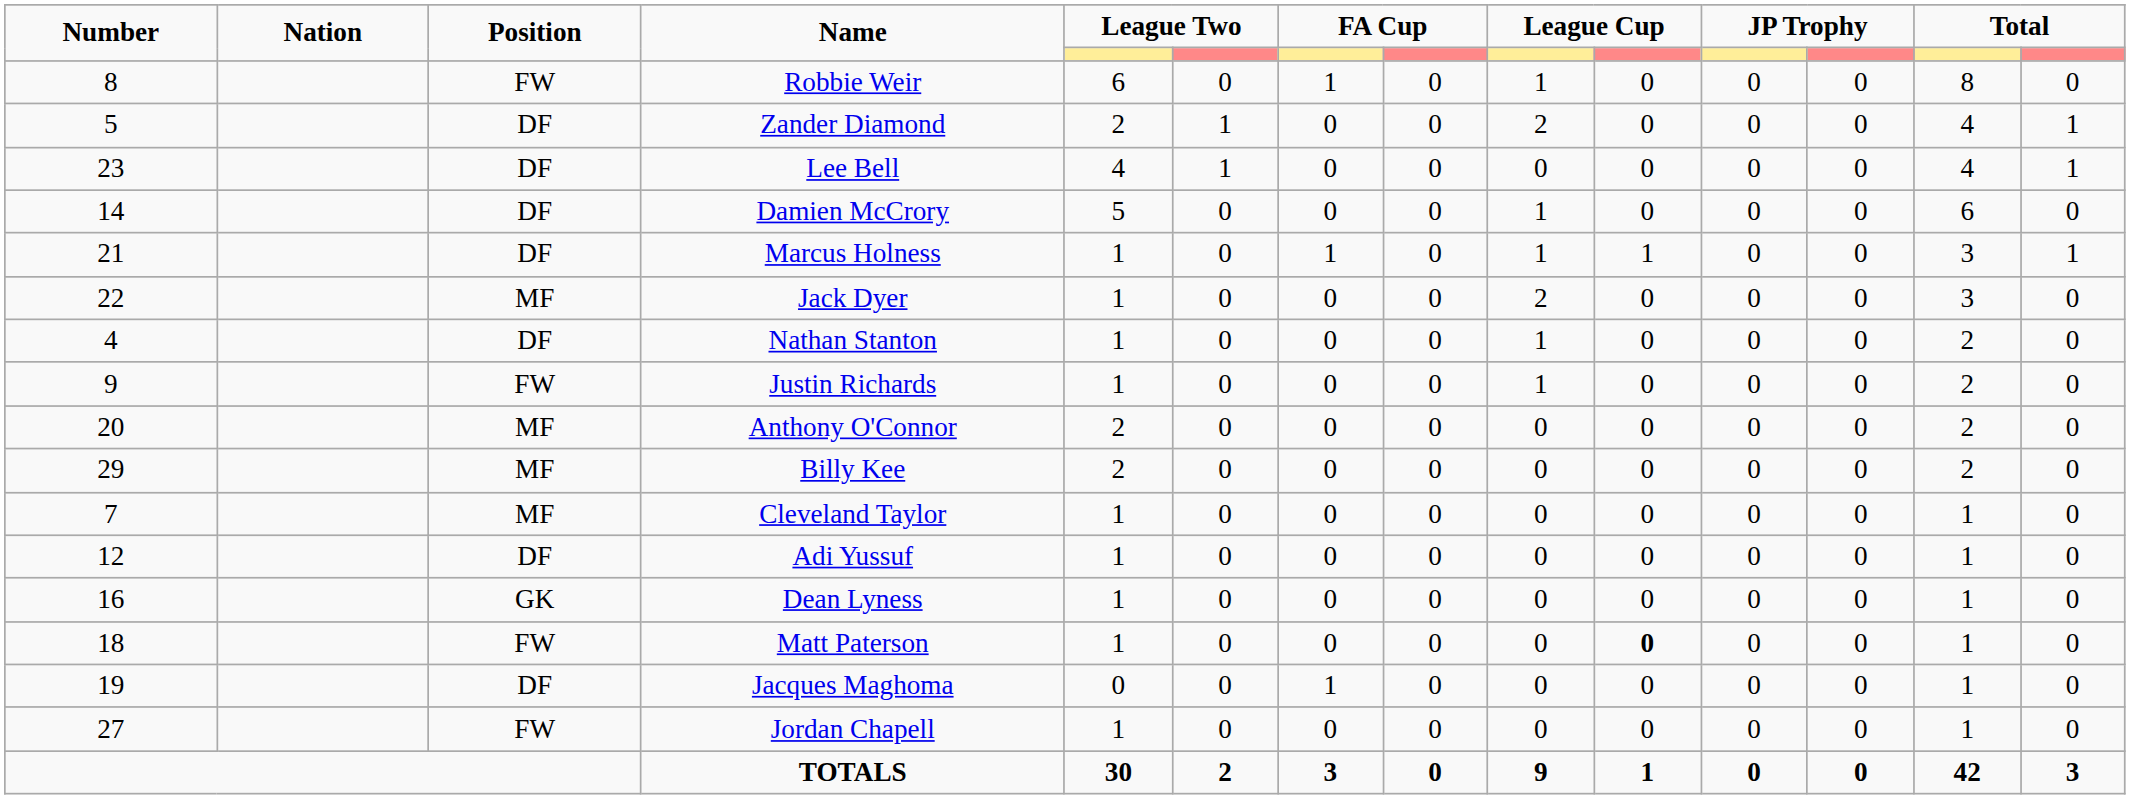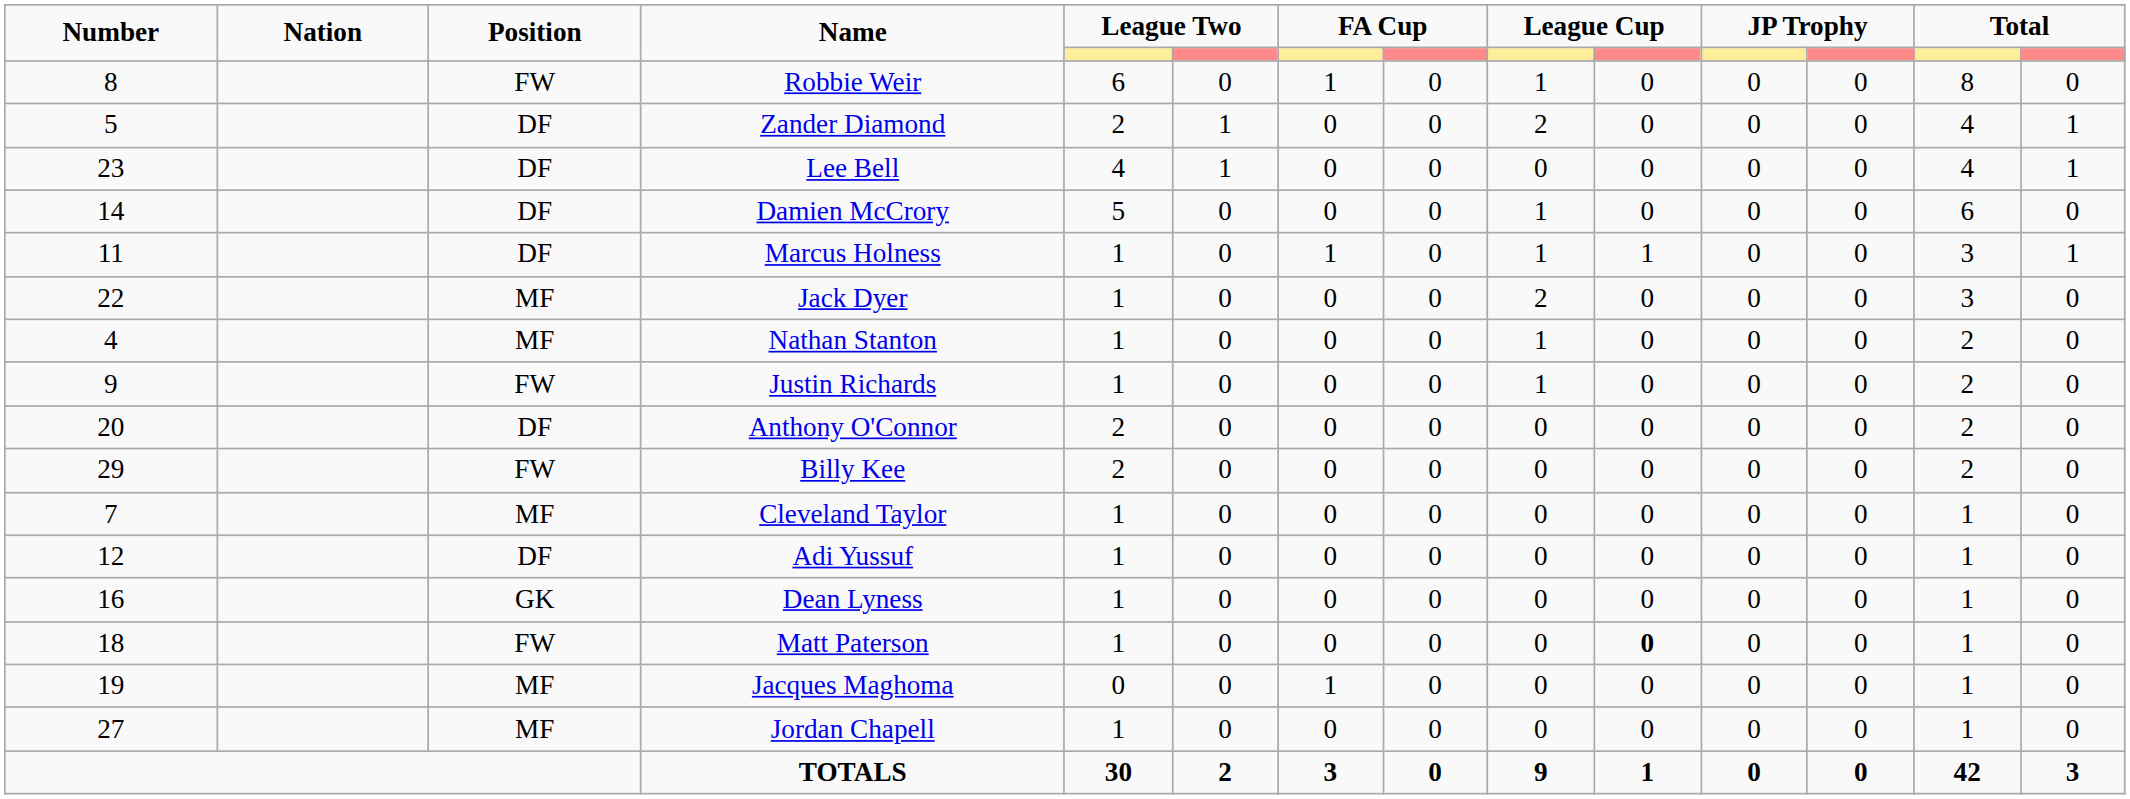(111, 254) 21 -> (111, 254) 11
(535, 340) DF -> (535, 340) MF
(535, 426) MF -> (535, 426) DF
(535, 469) MF -> (535, 469) FW
(535, 685) DF -> (535, 685) MF
(535, 728) FW -> (535, 728) MF
